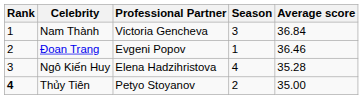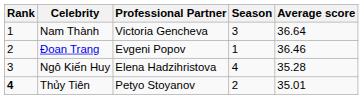(292, 31) 36.84 -> (292, 31) 36.64
(292, 85) 35.00 -> (292, 85) 35.01
